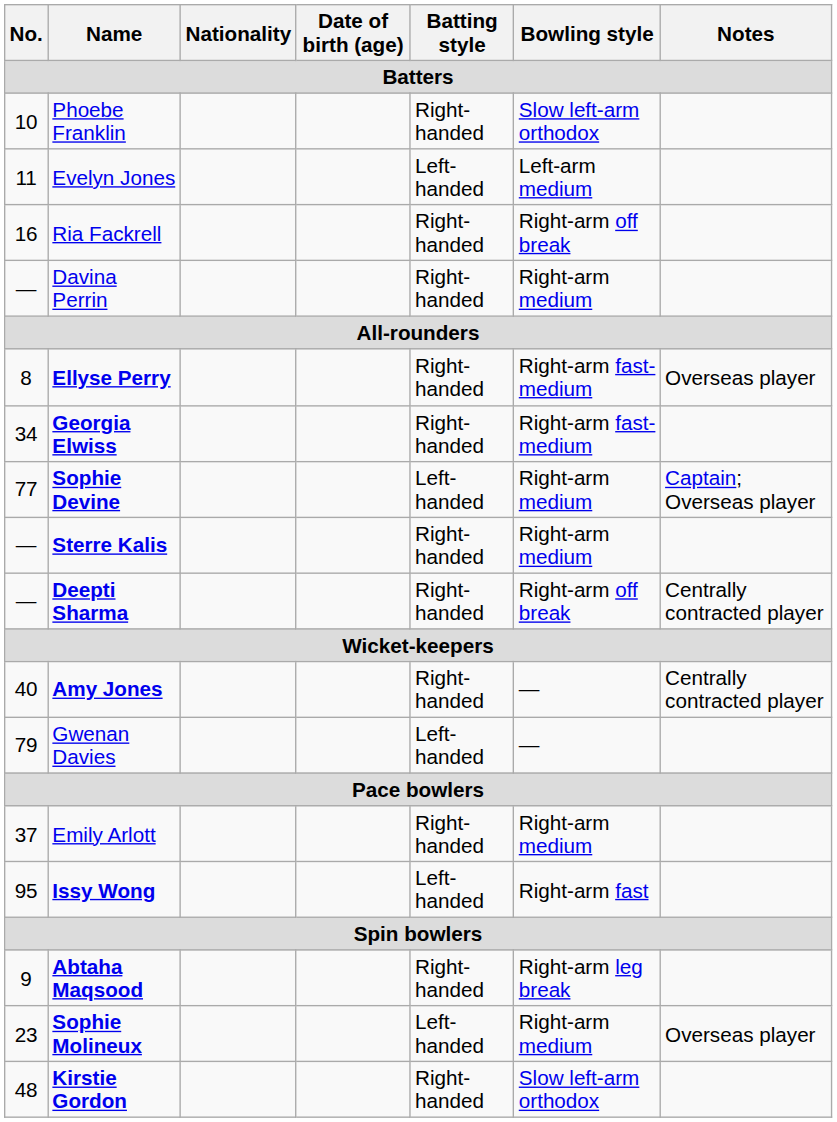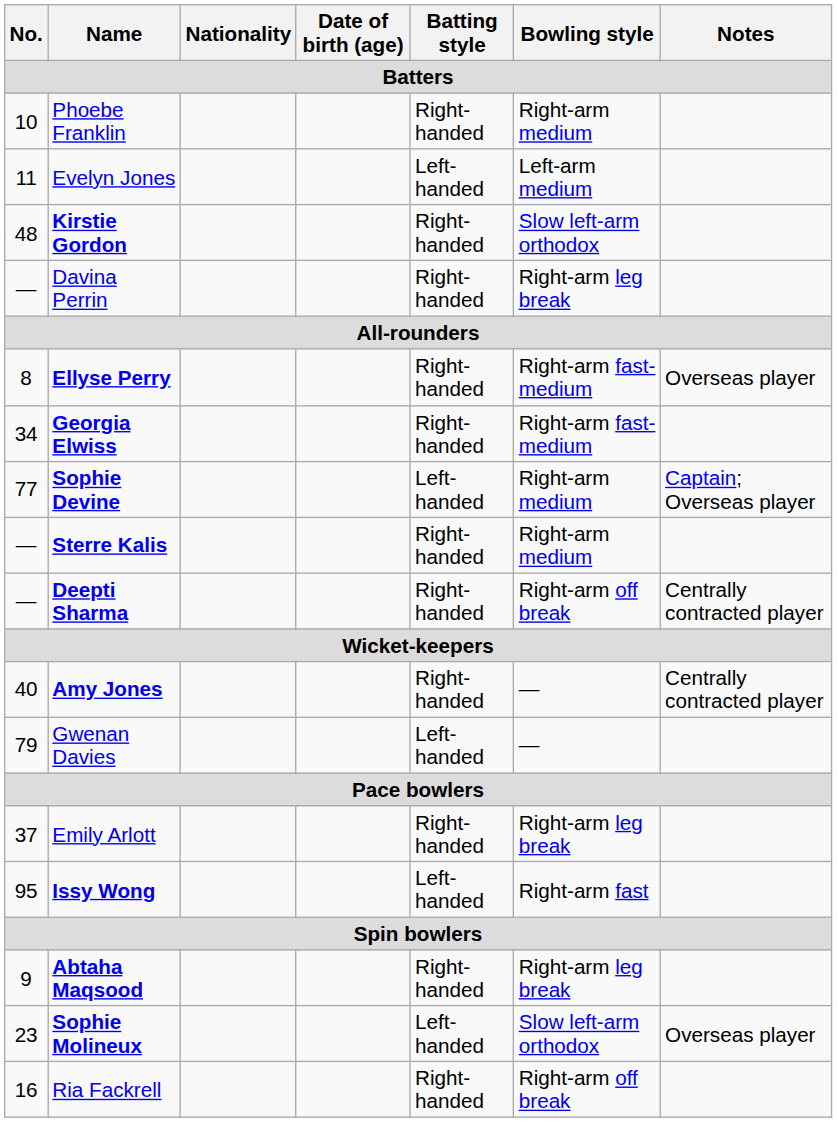(579, 121) Slow left-arm orthodox -> (564, 121) Right-arm medium
rows swapped: (107, 233) <-> (90, 1090)
(564, 289) Right-arm medium -> (581, 289) Right-arm leg break
(564, 834) Right-arm medium -> (581, 834) Right-arm leg break
(564, 1034) Right-arm medium -> (579, 1034) Slow left-arm orthodox
